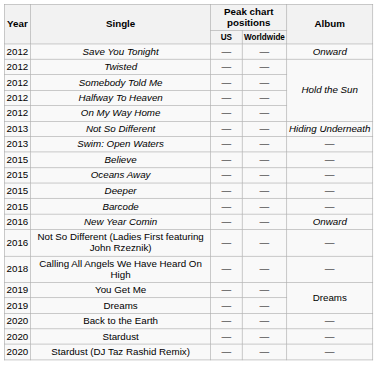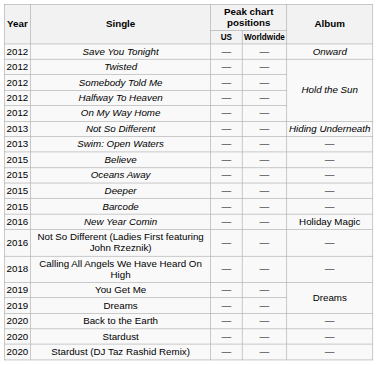(330, 221) Onward -> (330, 221) Holiday Magic
